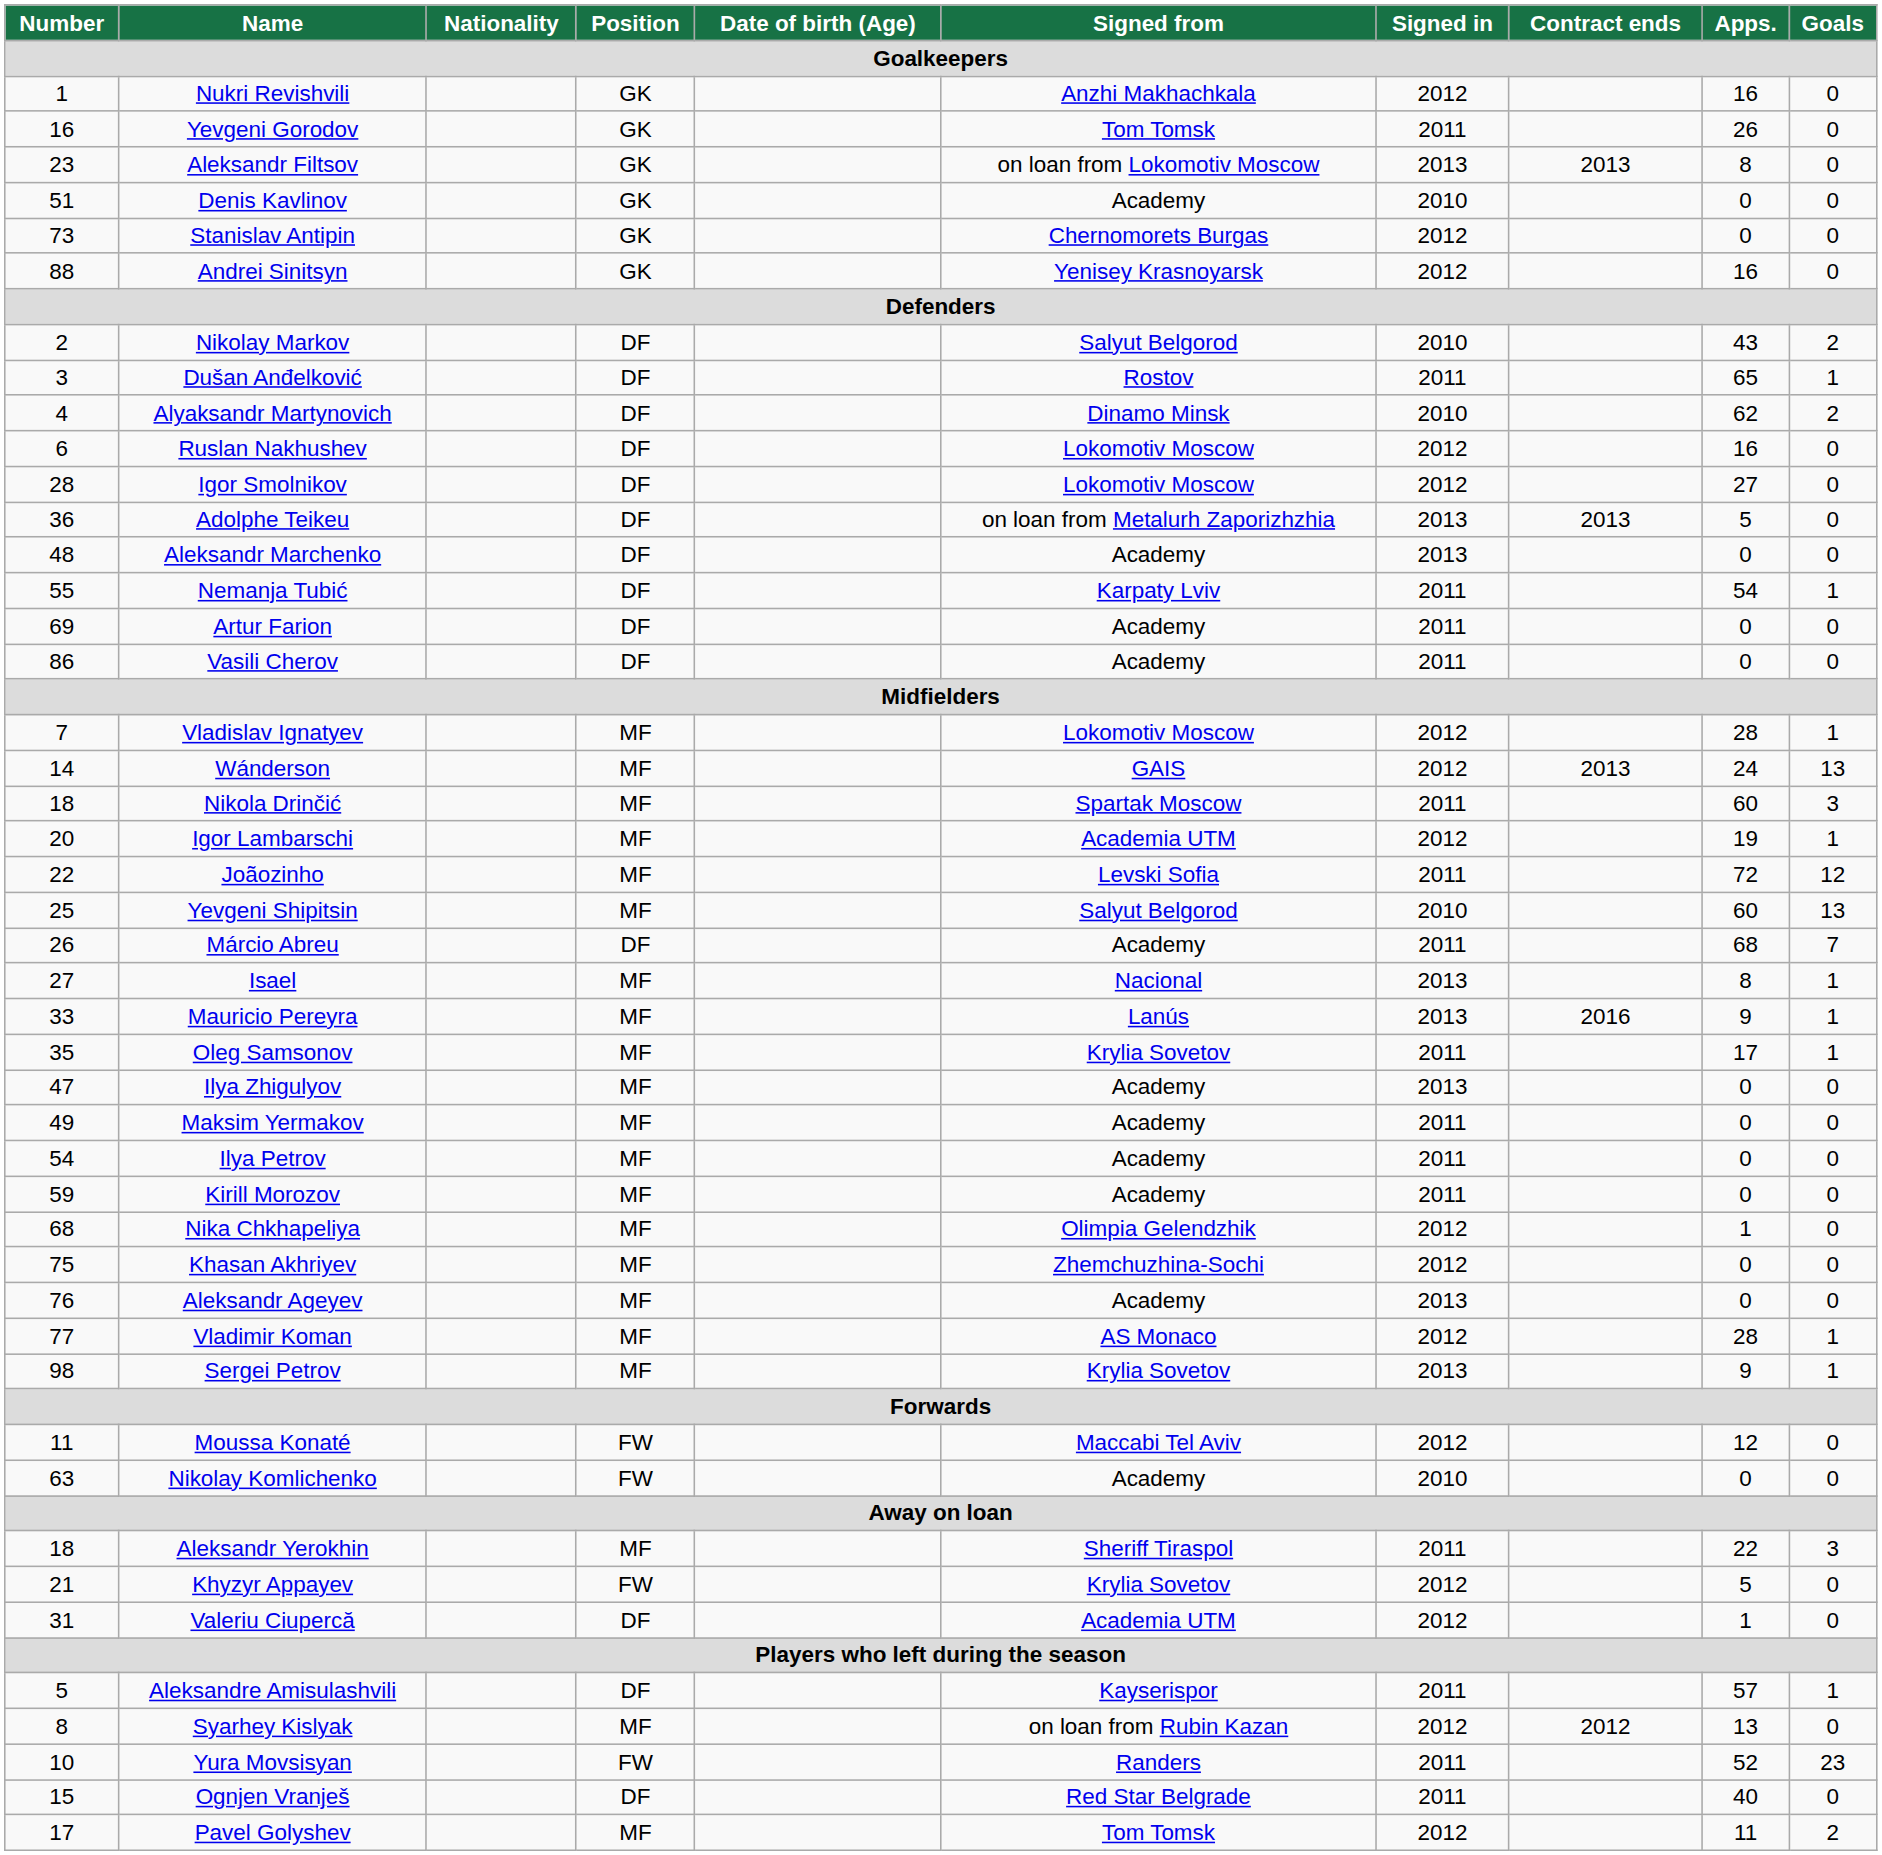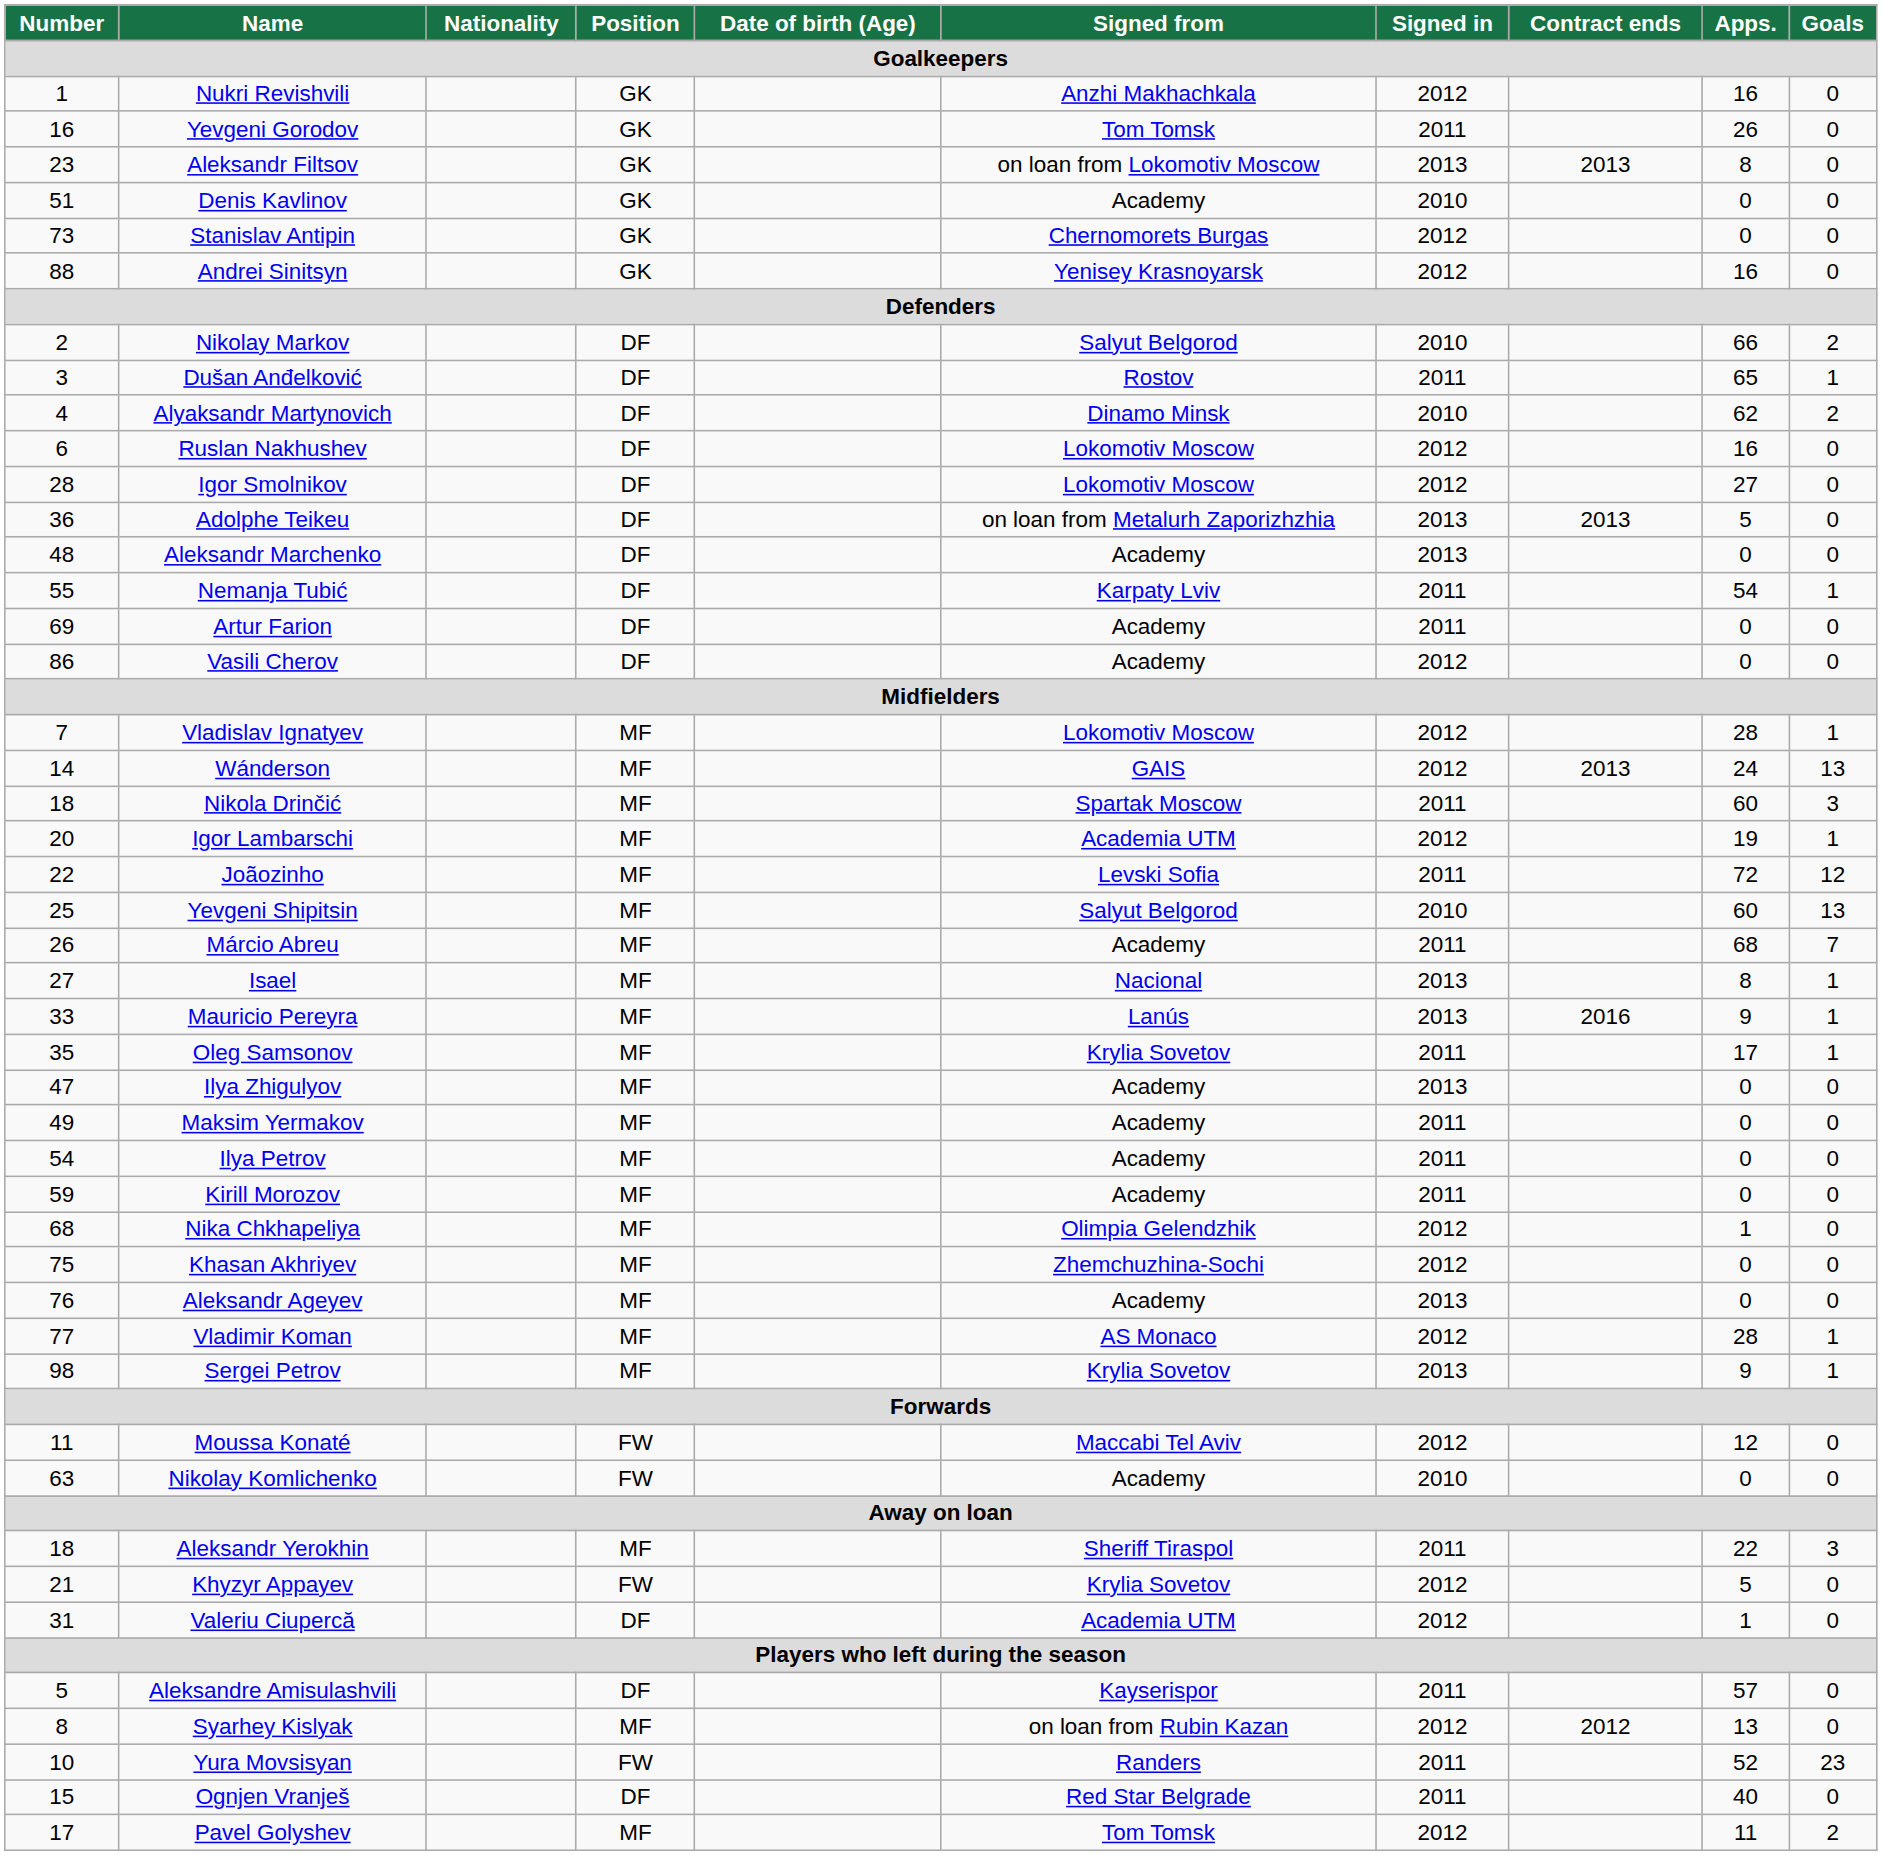(1746, 342) 43 -> (1746, 342) 66
(1442, 662) 2011 -> (1442, 662) 2012
(635, 946) DF -> (635, 946) MF
(1833, 1691) 1 -> (1833, 1691) 0
